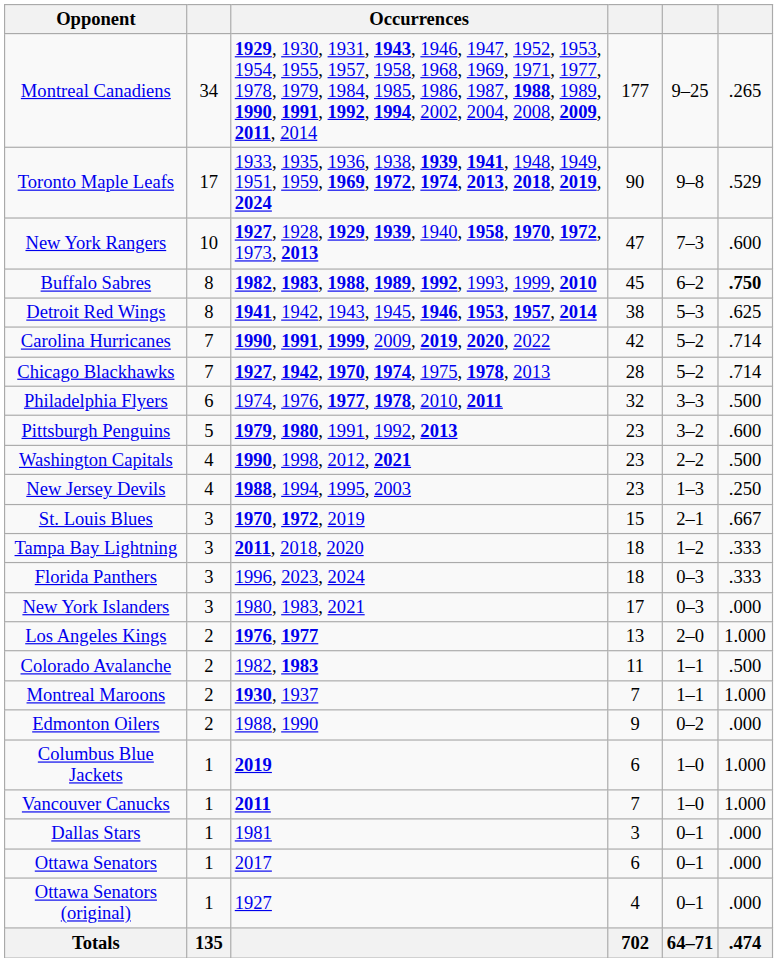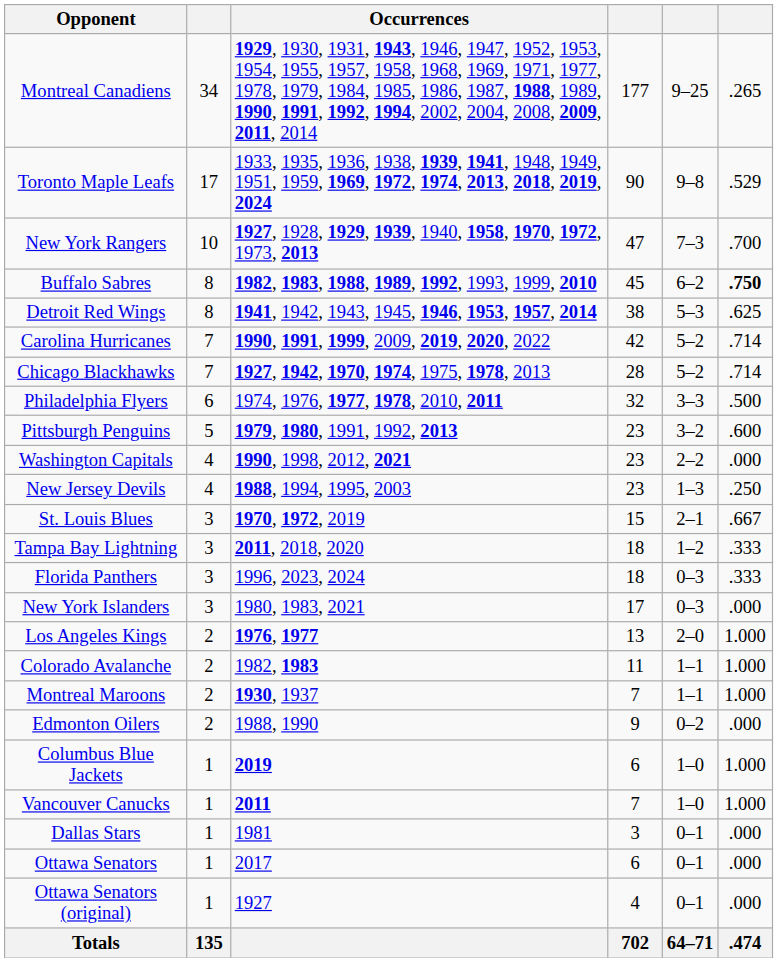(745, 243) .600 -> (745, 243) .700
(745, 459) .500 -> (745, 459) .000
(745, 665) .500 -> (745, 665) 1.000
